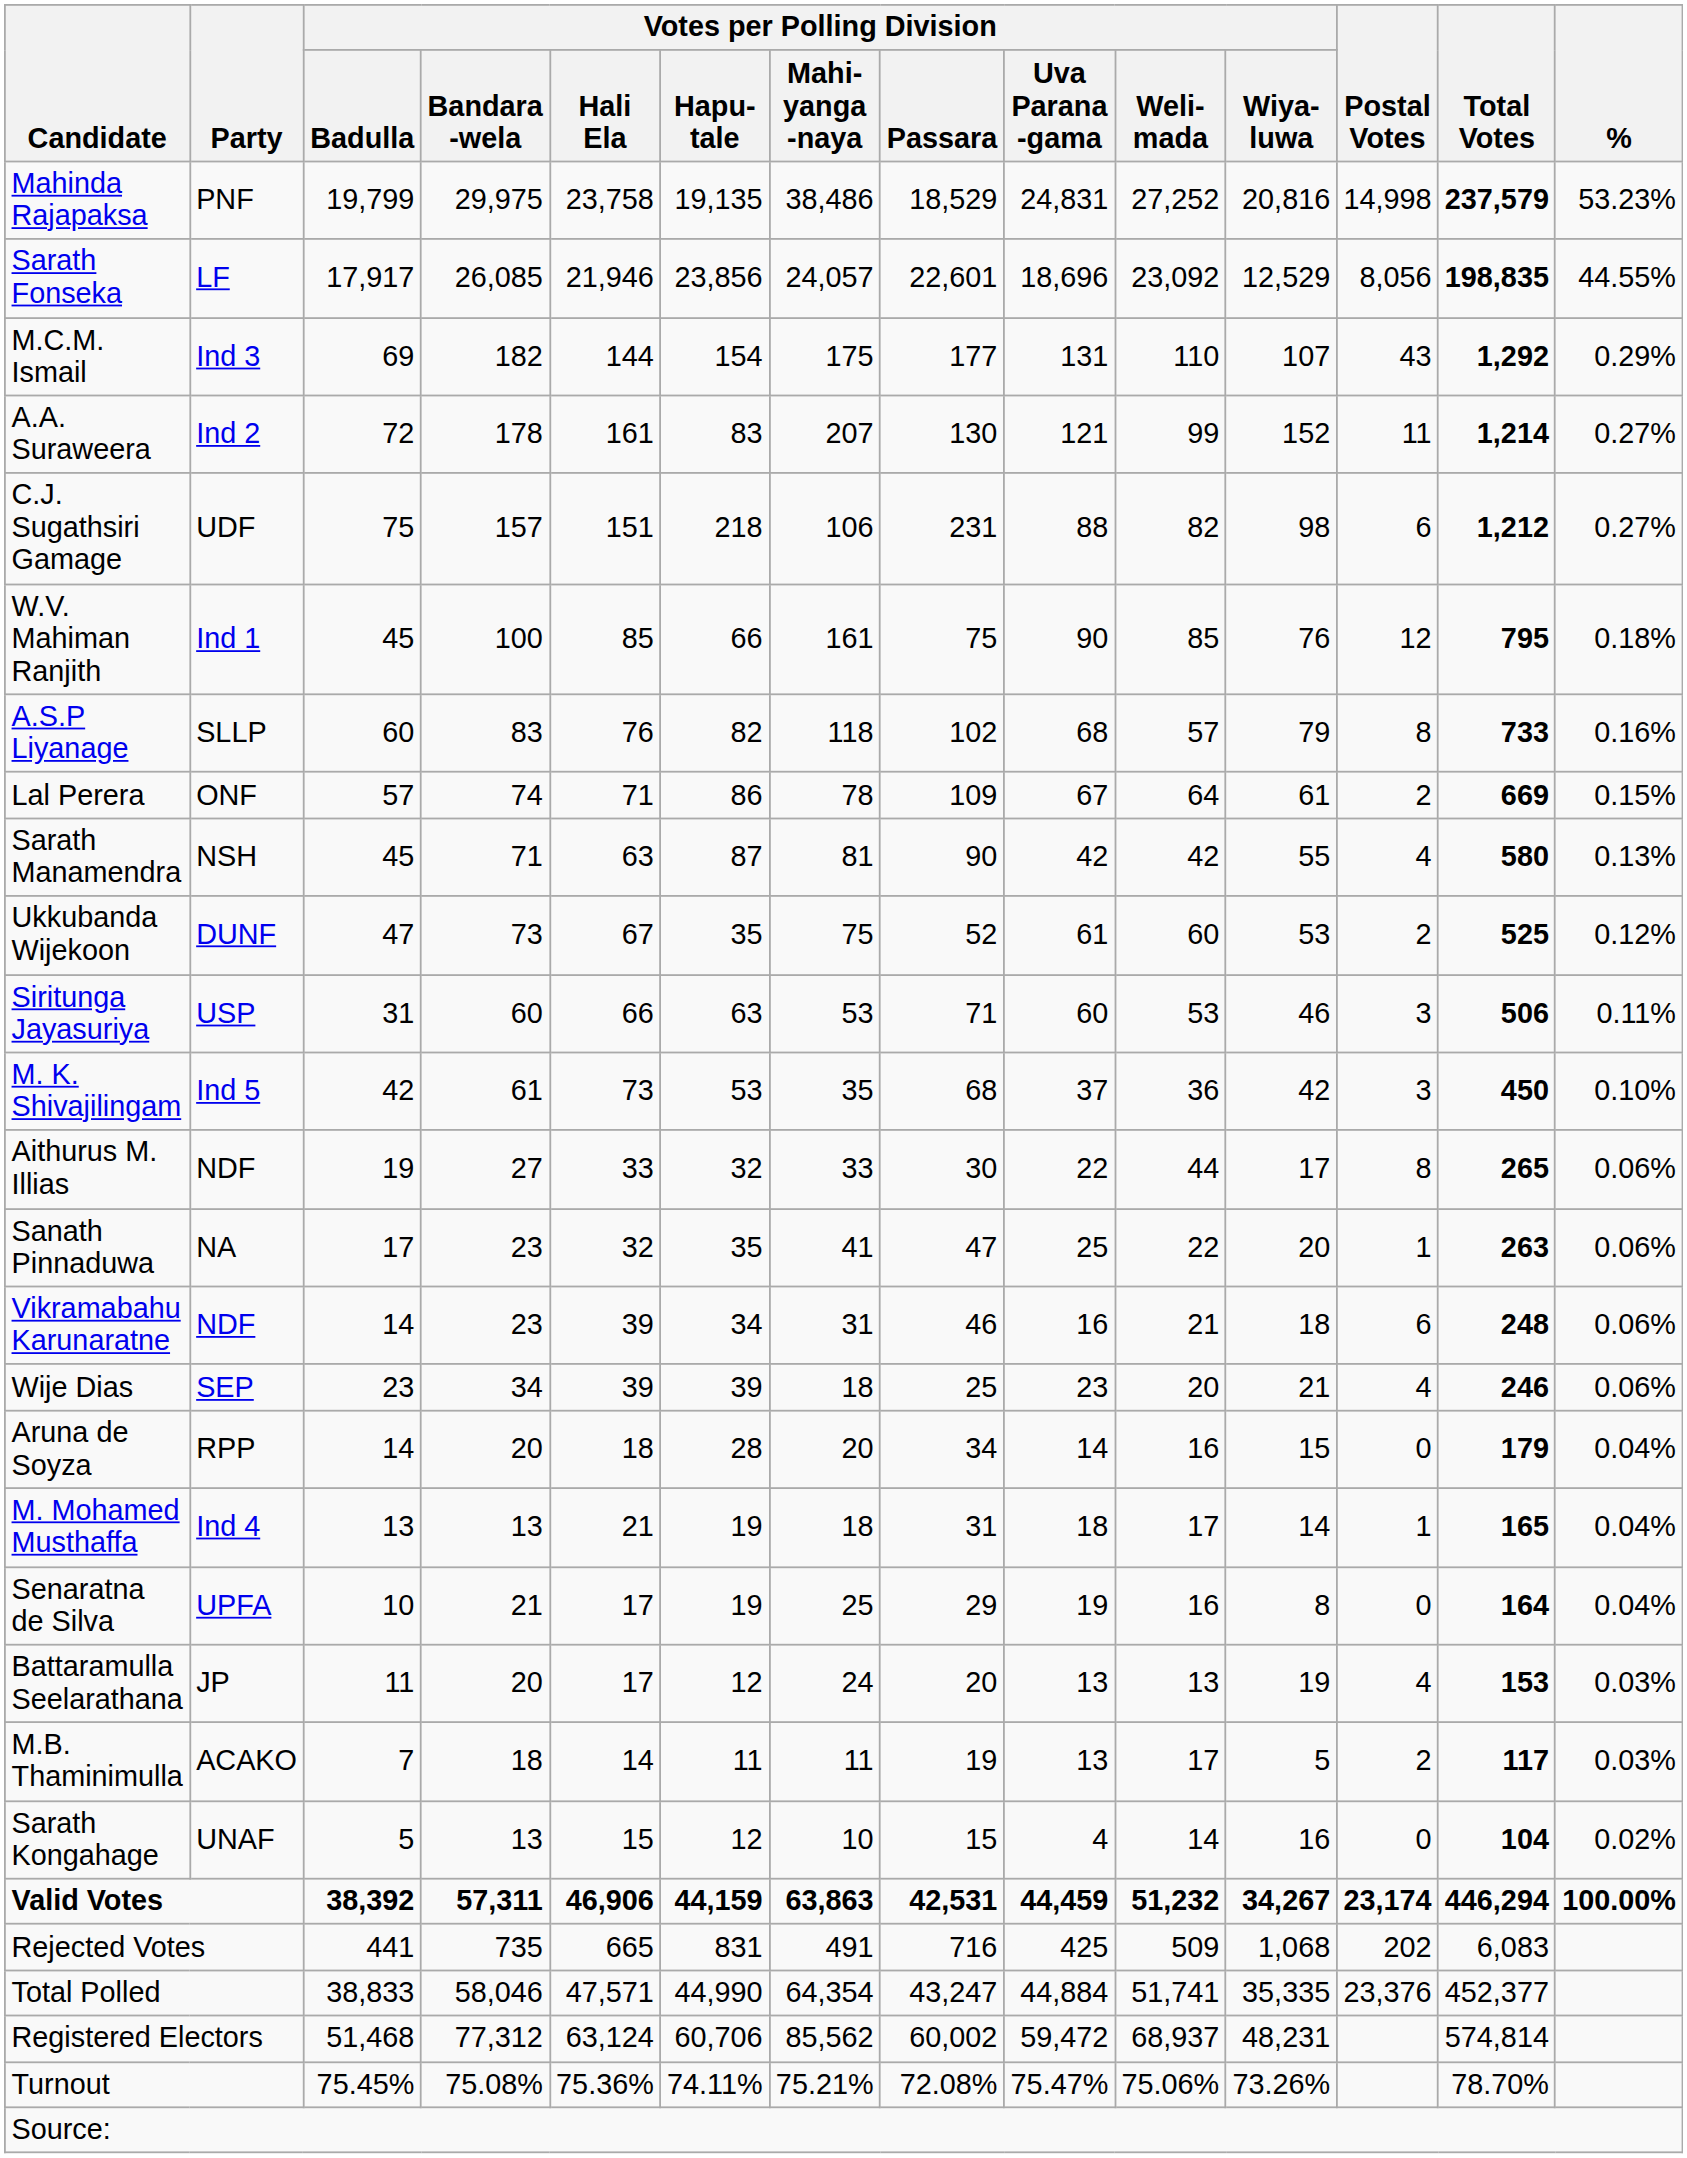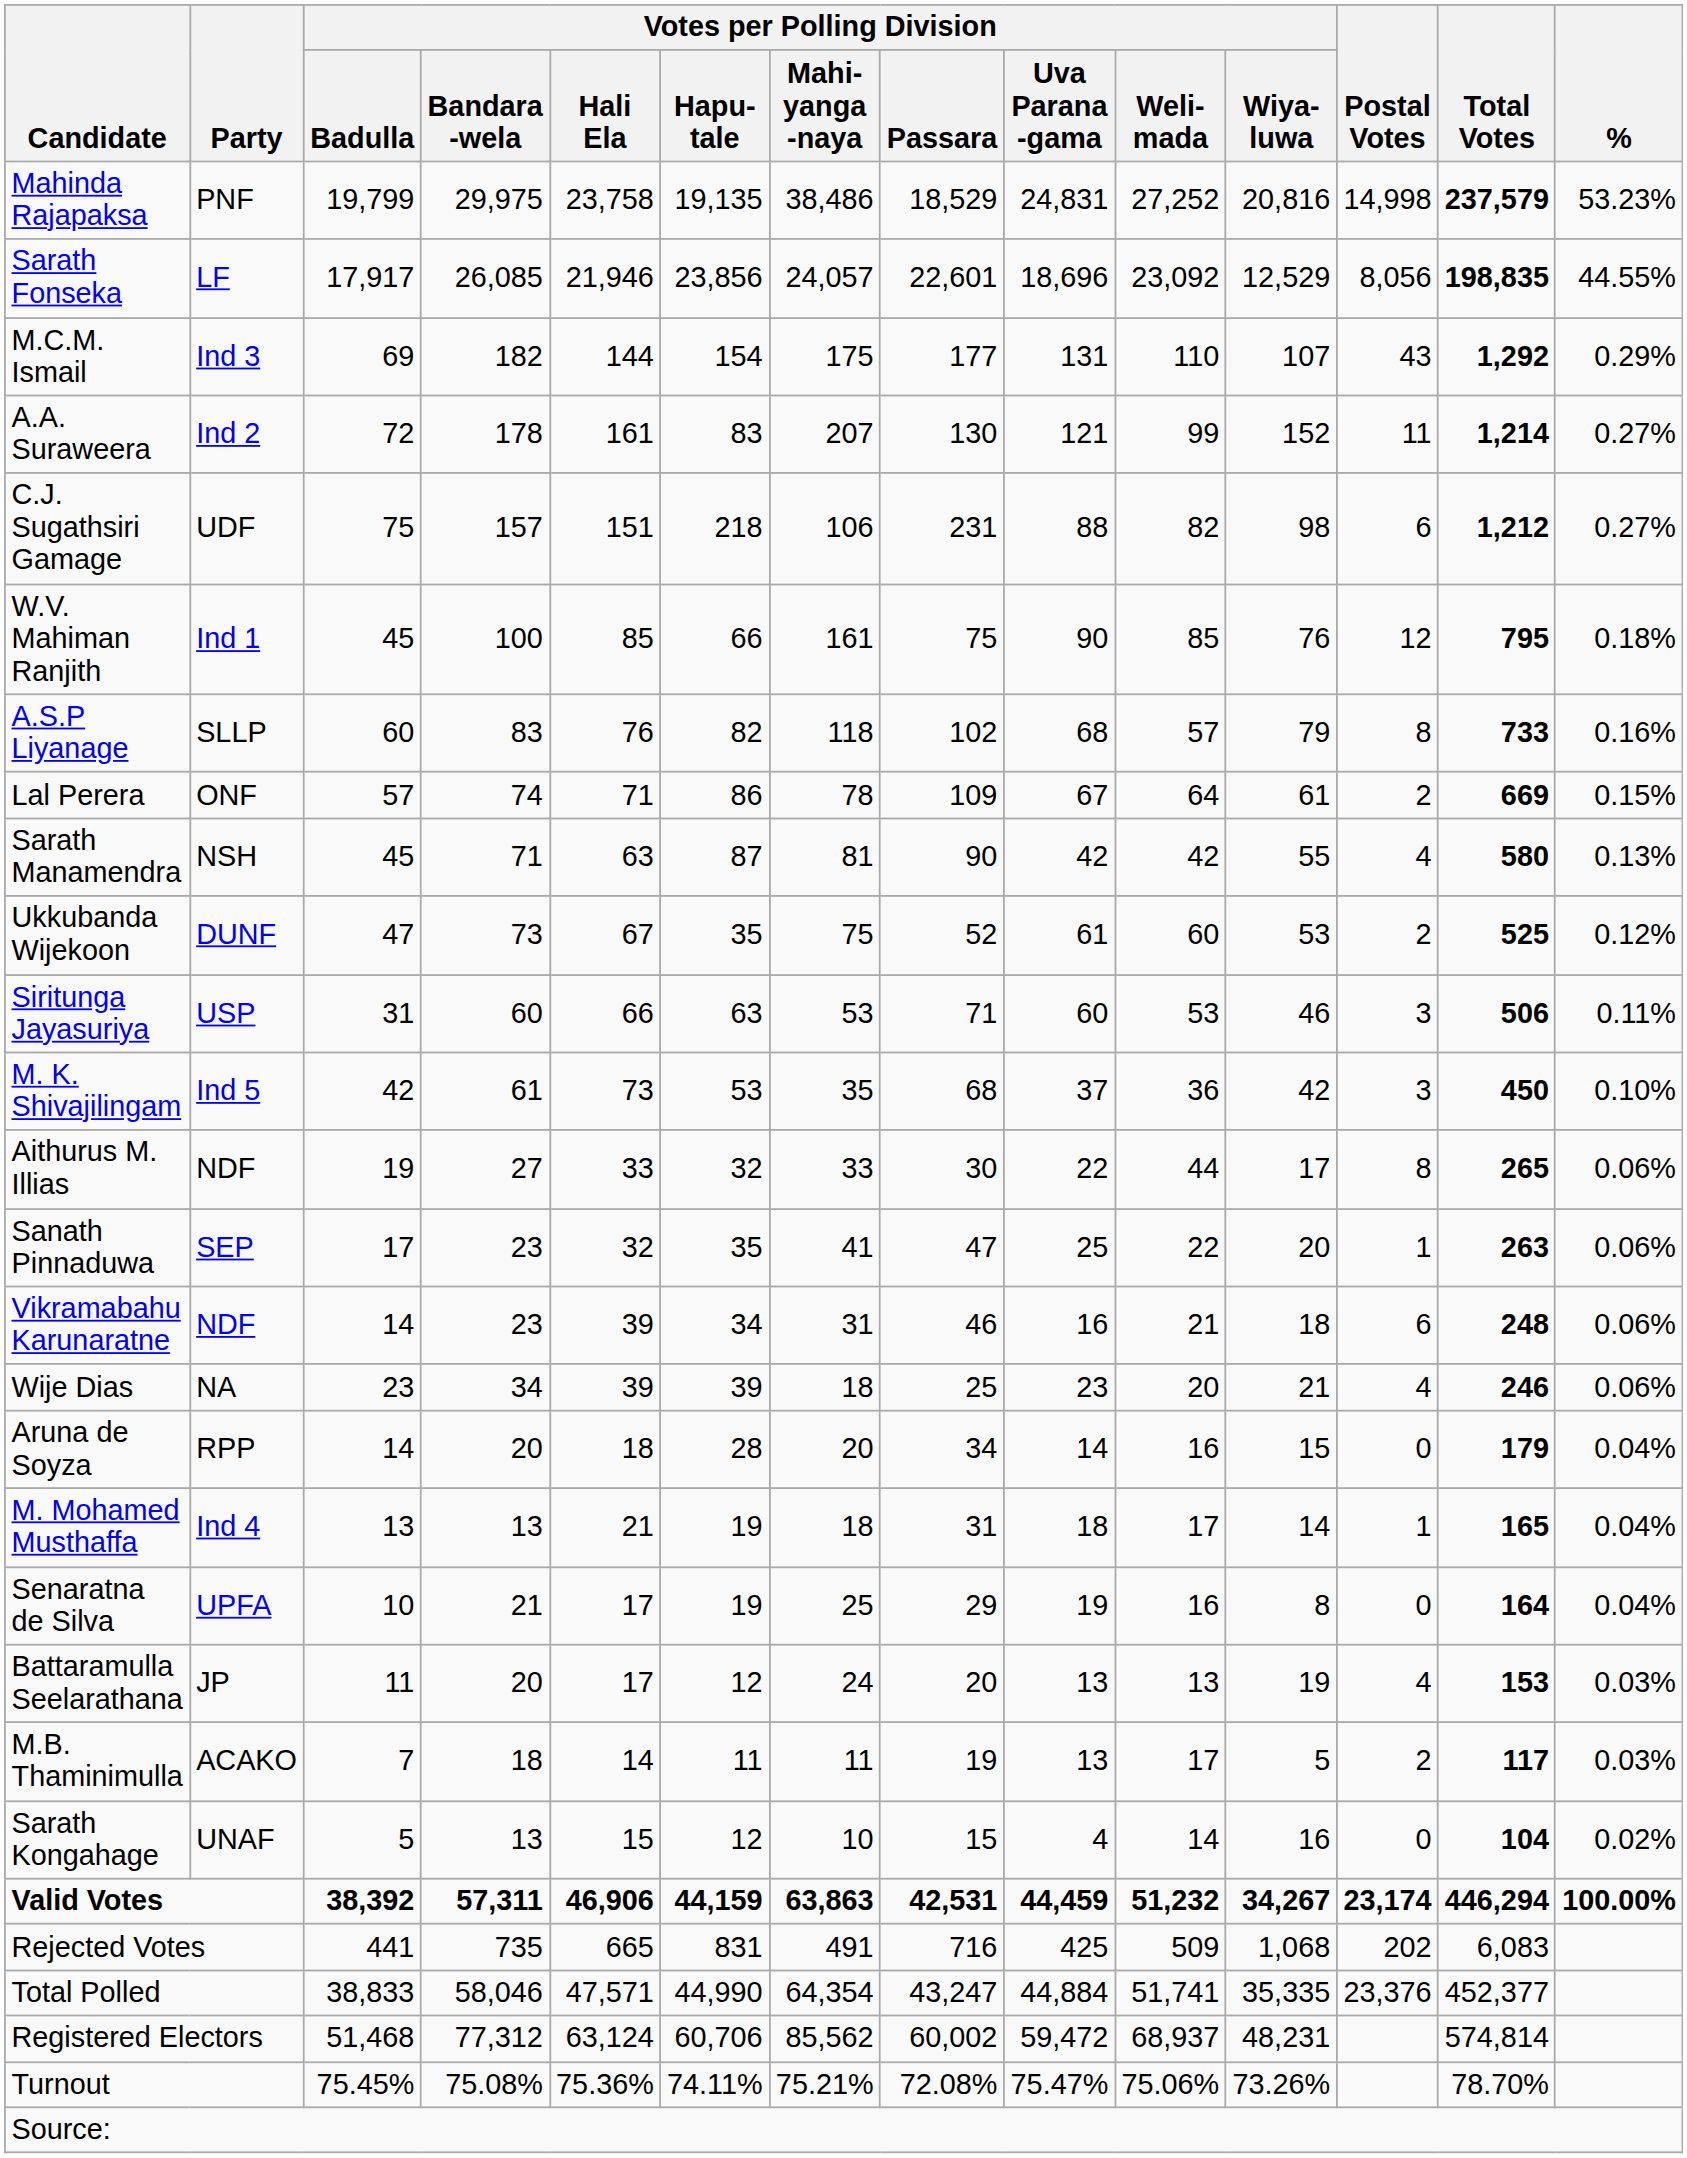(216, 1247) NA -> (225, 1247) SEP
(225, 1387) SEP -> (216, 1387) NA
